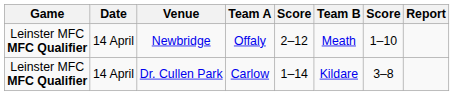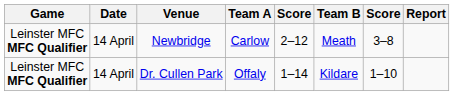(250, 40) Offaly -> (250, 40) Carlow
(383, 40) 1–10 -> (383, 40) 3–8
(250, 74) Carlow -> (250, 74) Offaly
(383, 74) 3–8 -> (383, 74) 1–10
